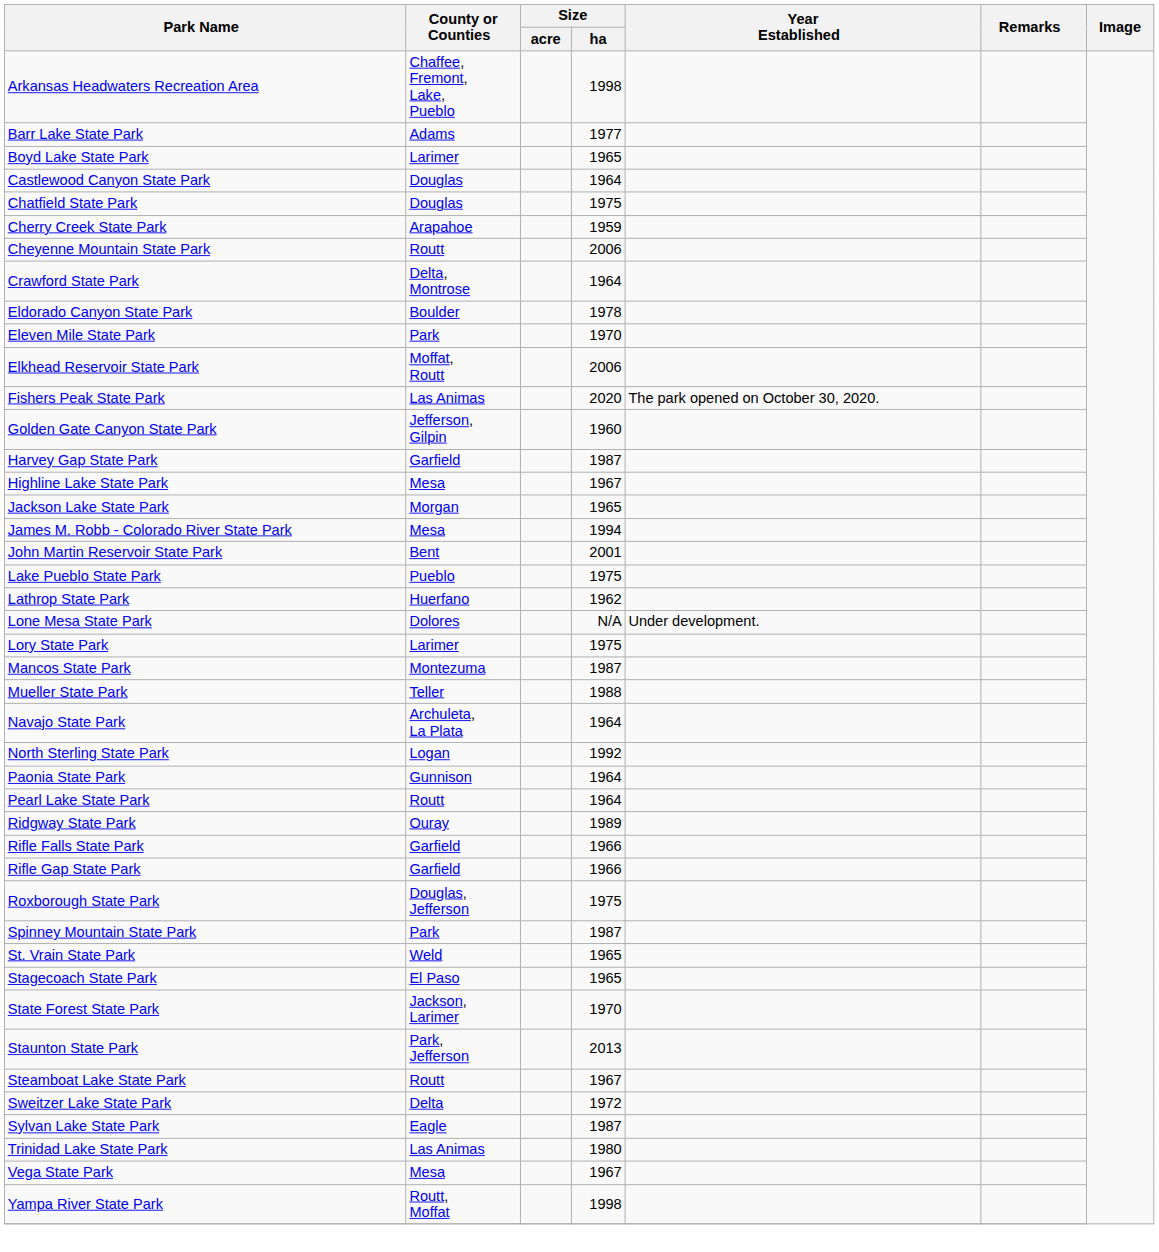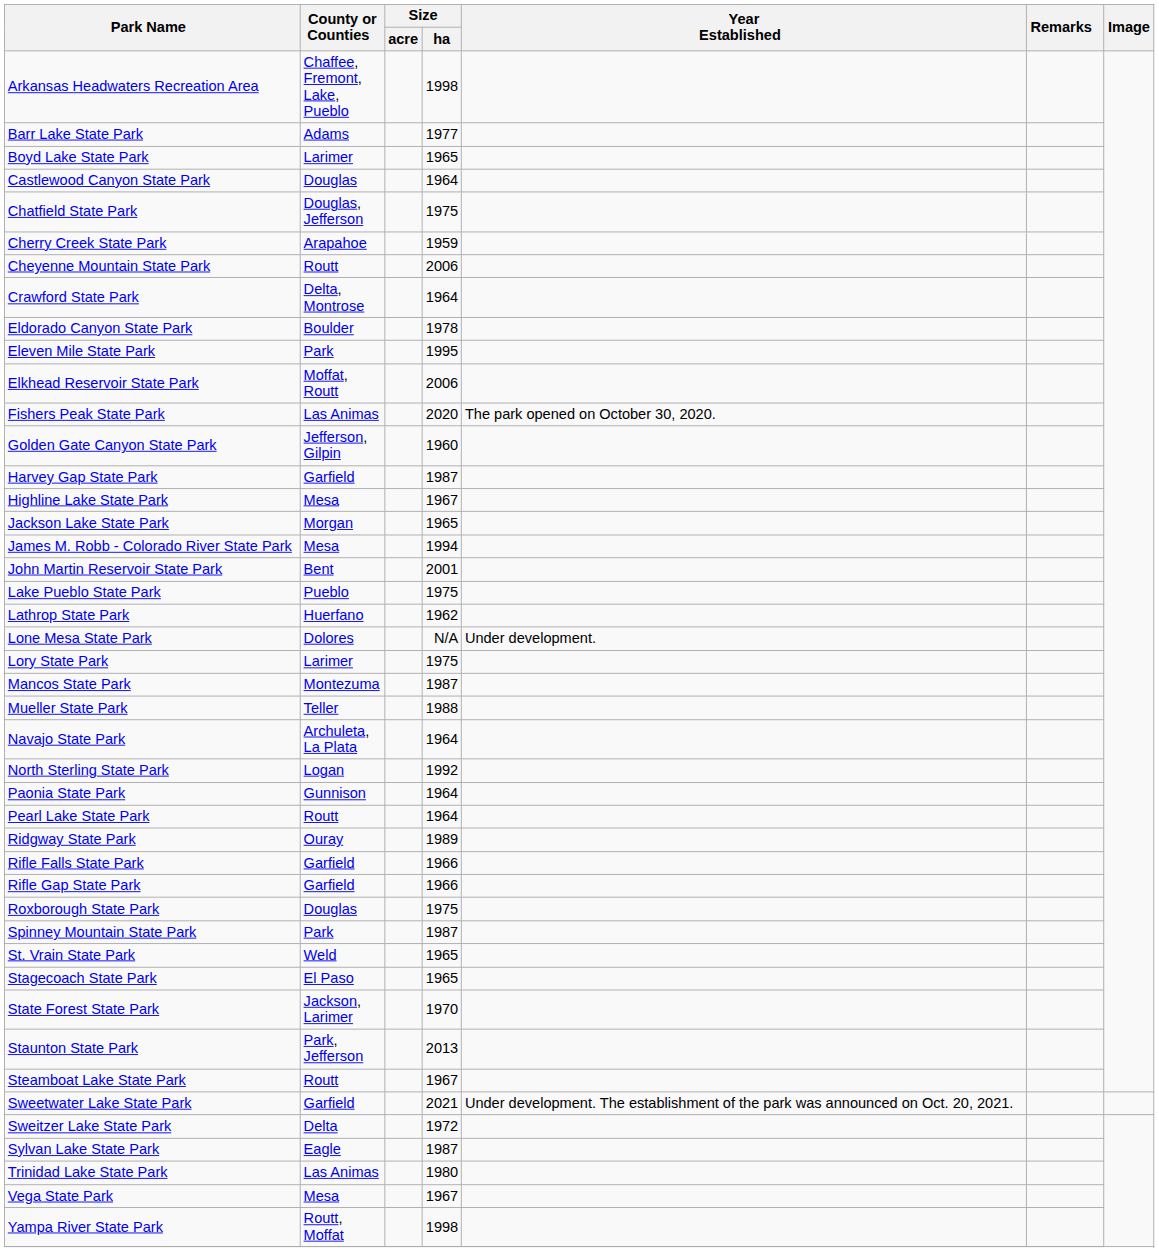(436, 203) Douglas -> (333, 211) Douglas, Jefferson
(605, 335) 1970 -> (442, 351) 1995
(439, 900) Douglas, Jefferson -> (330, 909) Douglas
+ row: (100, 1103)
